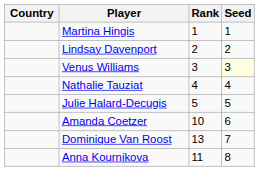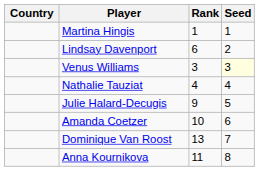(195, 49) 2 -> (195, 49) 6
(195, 103) 5 -> (195, 103) 9
